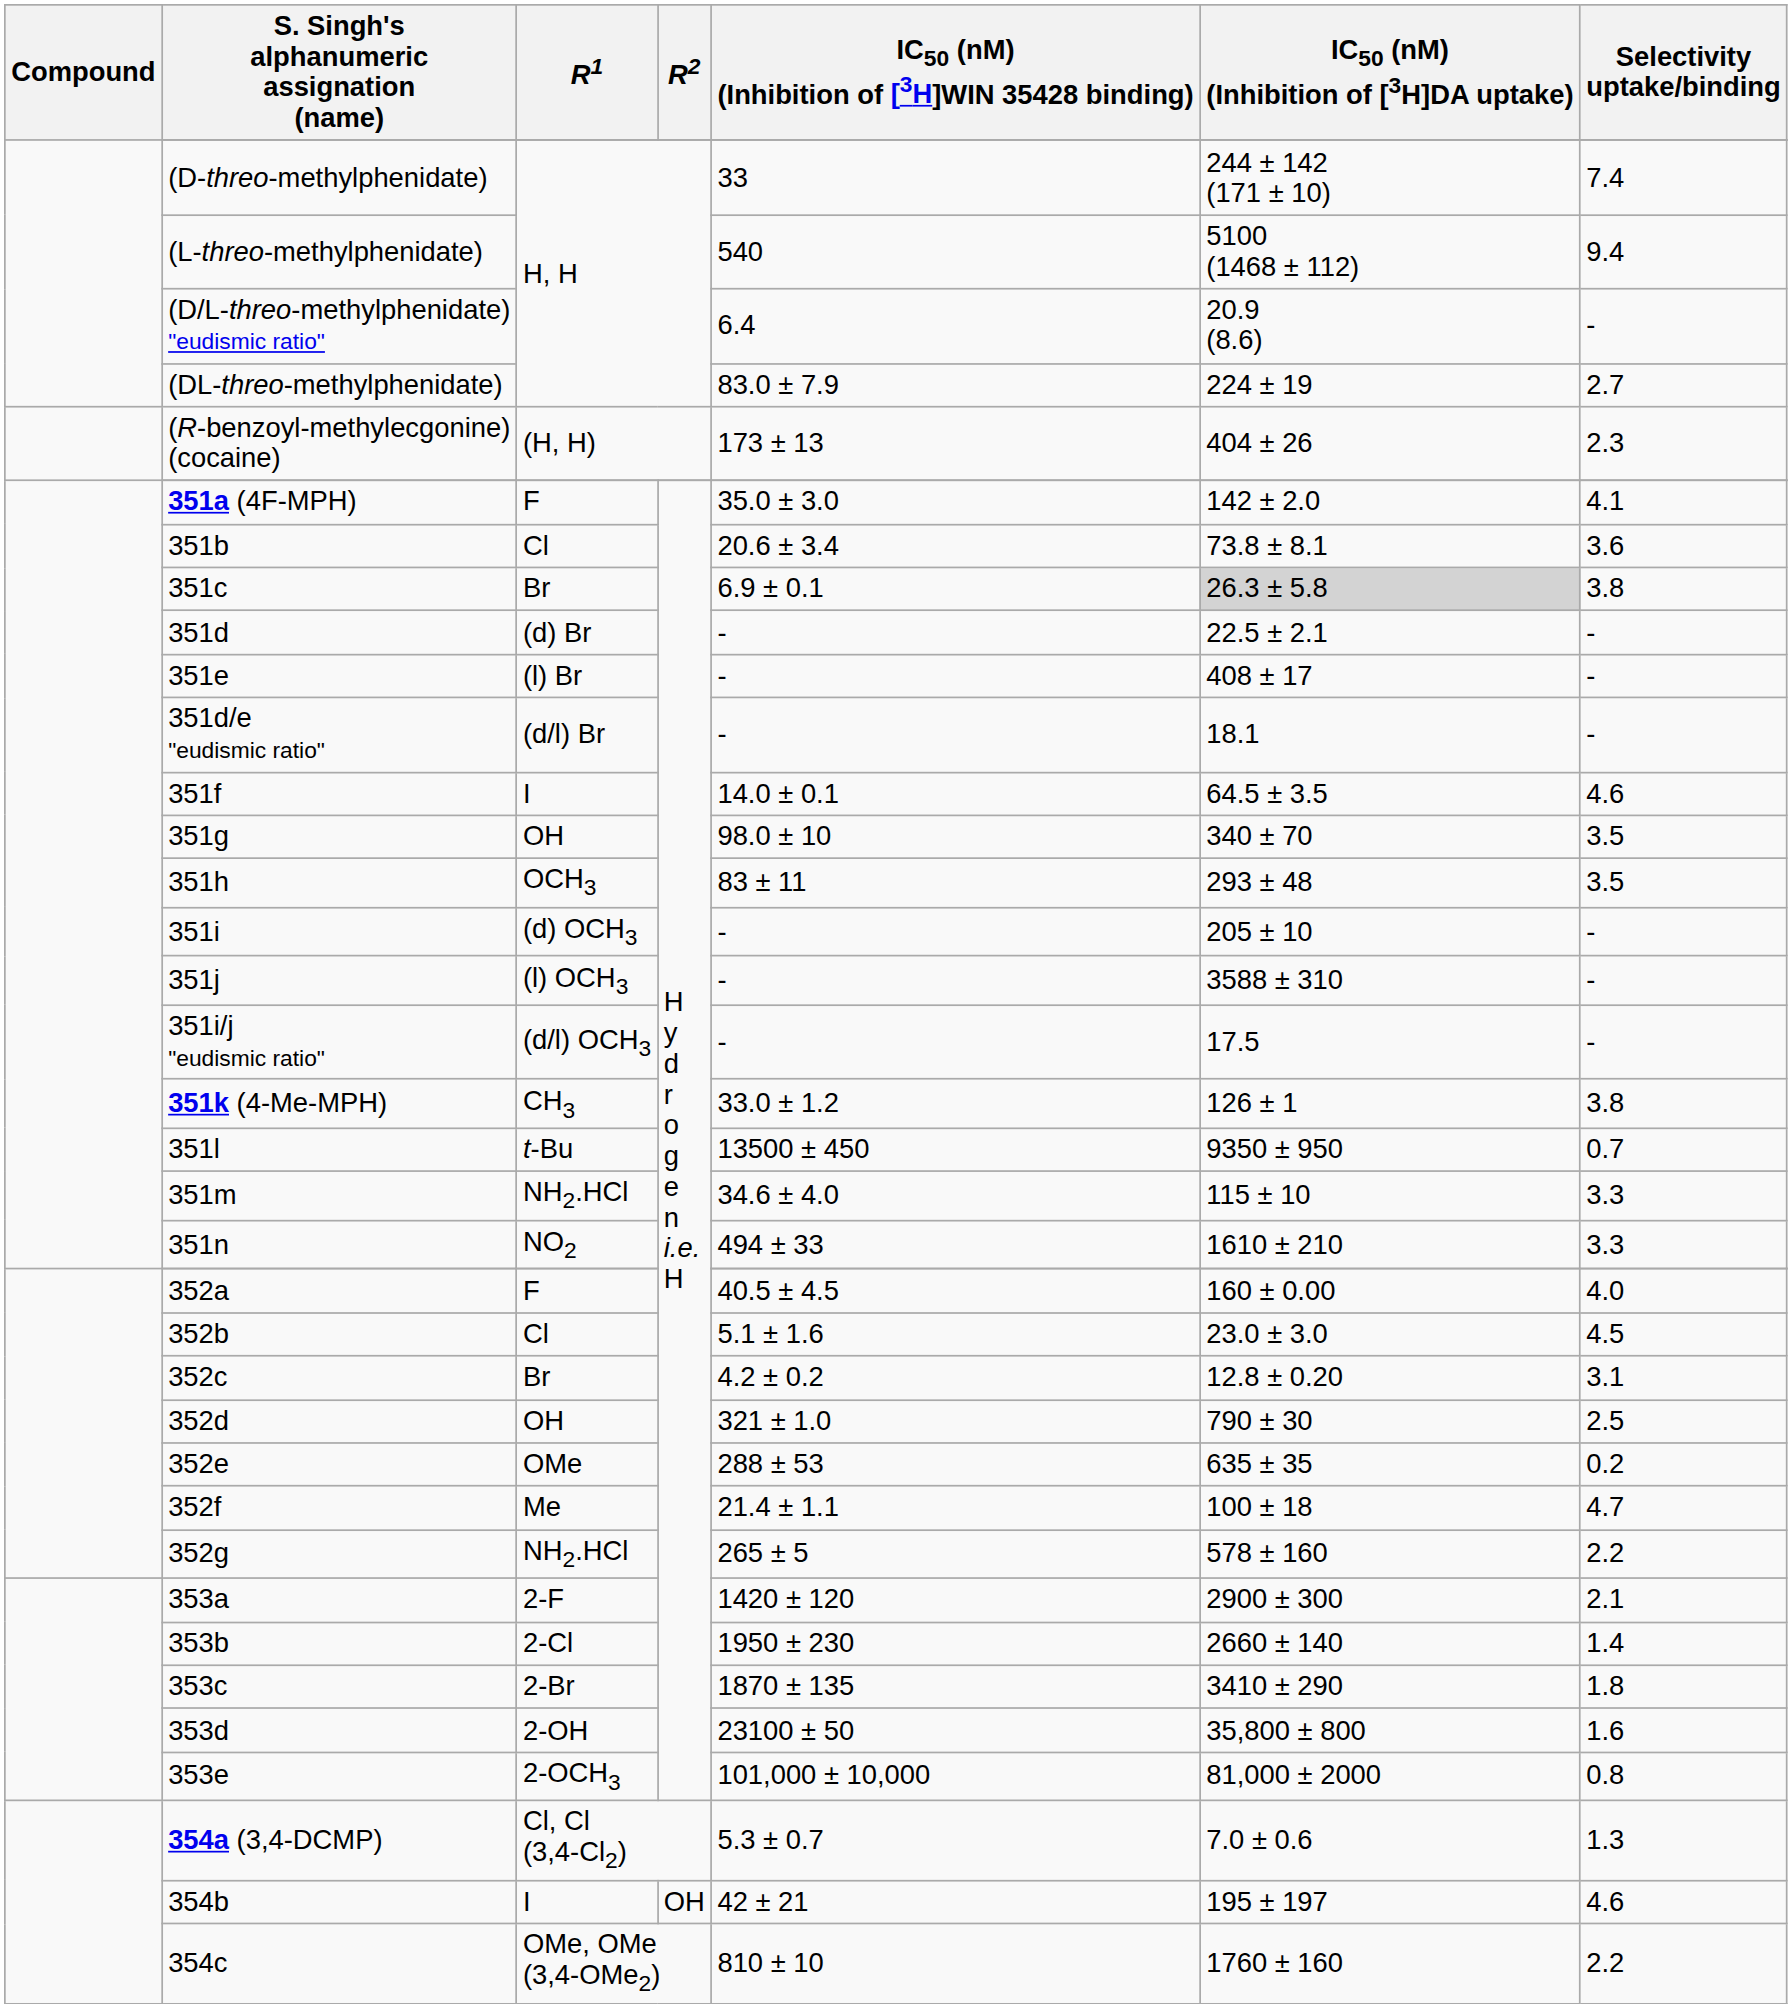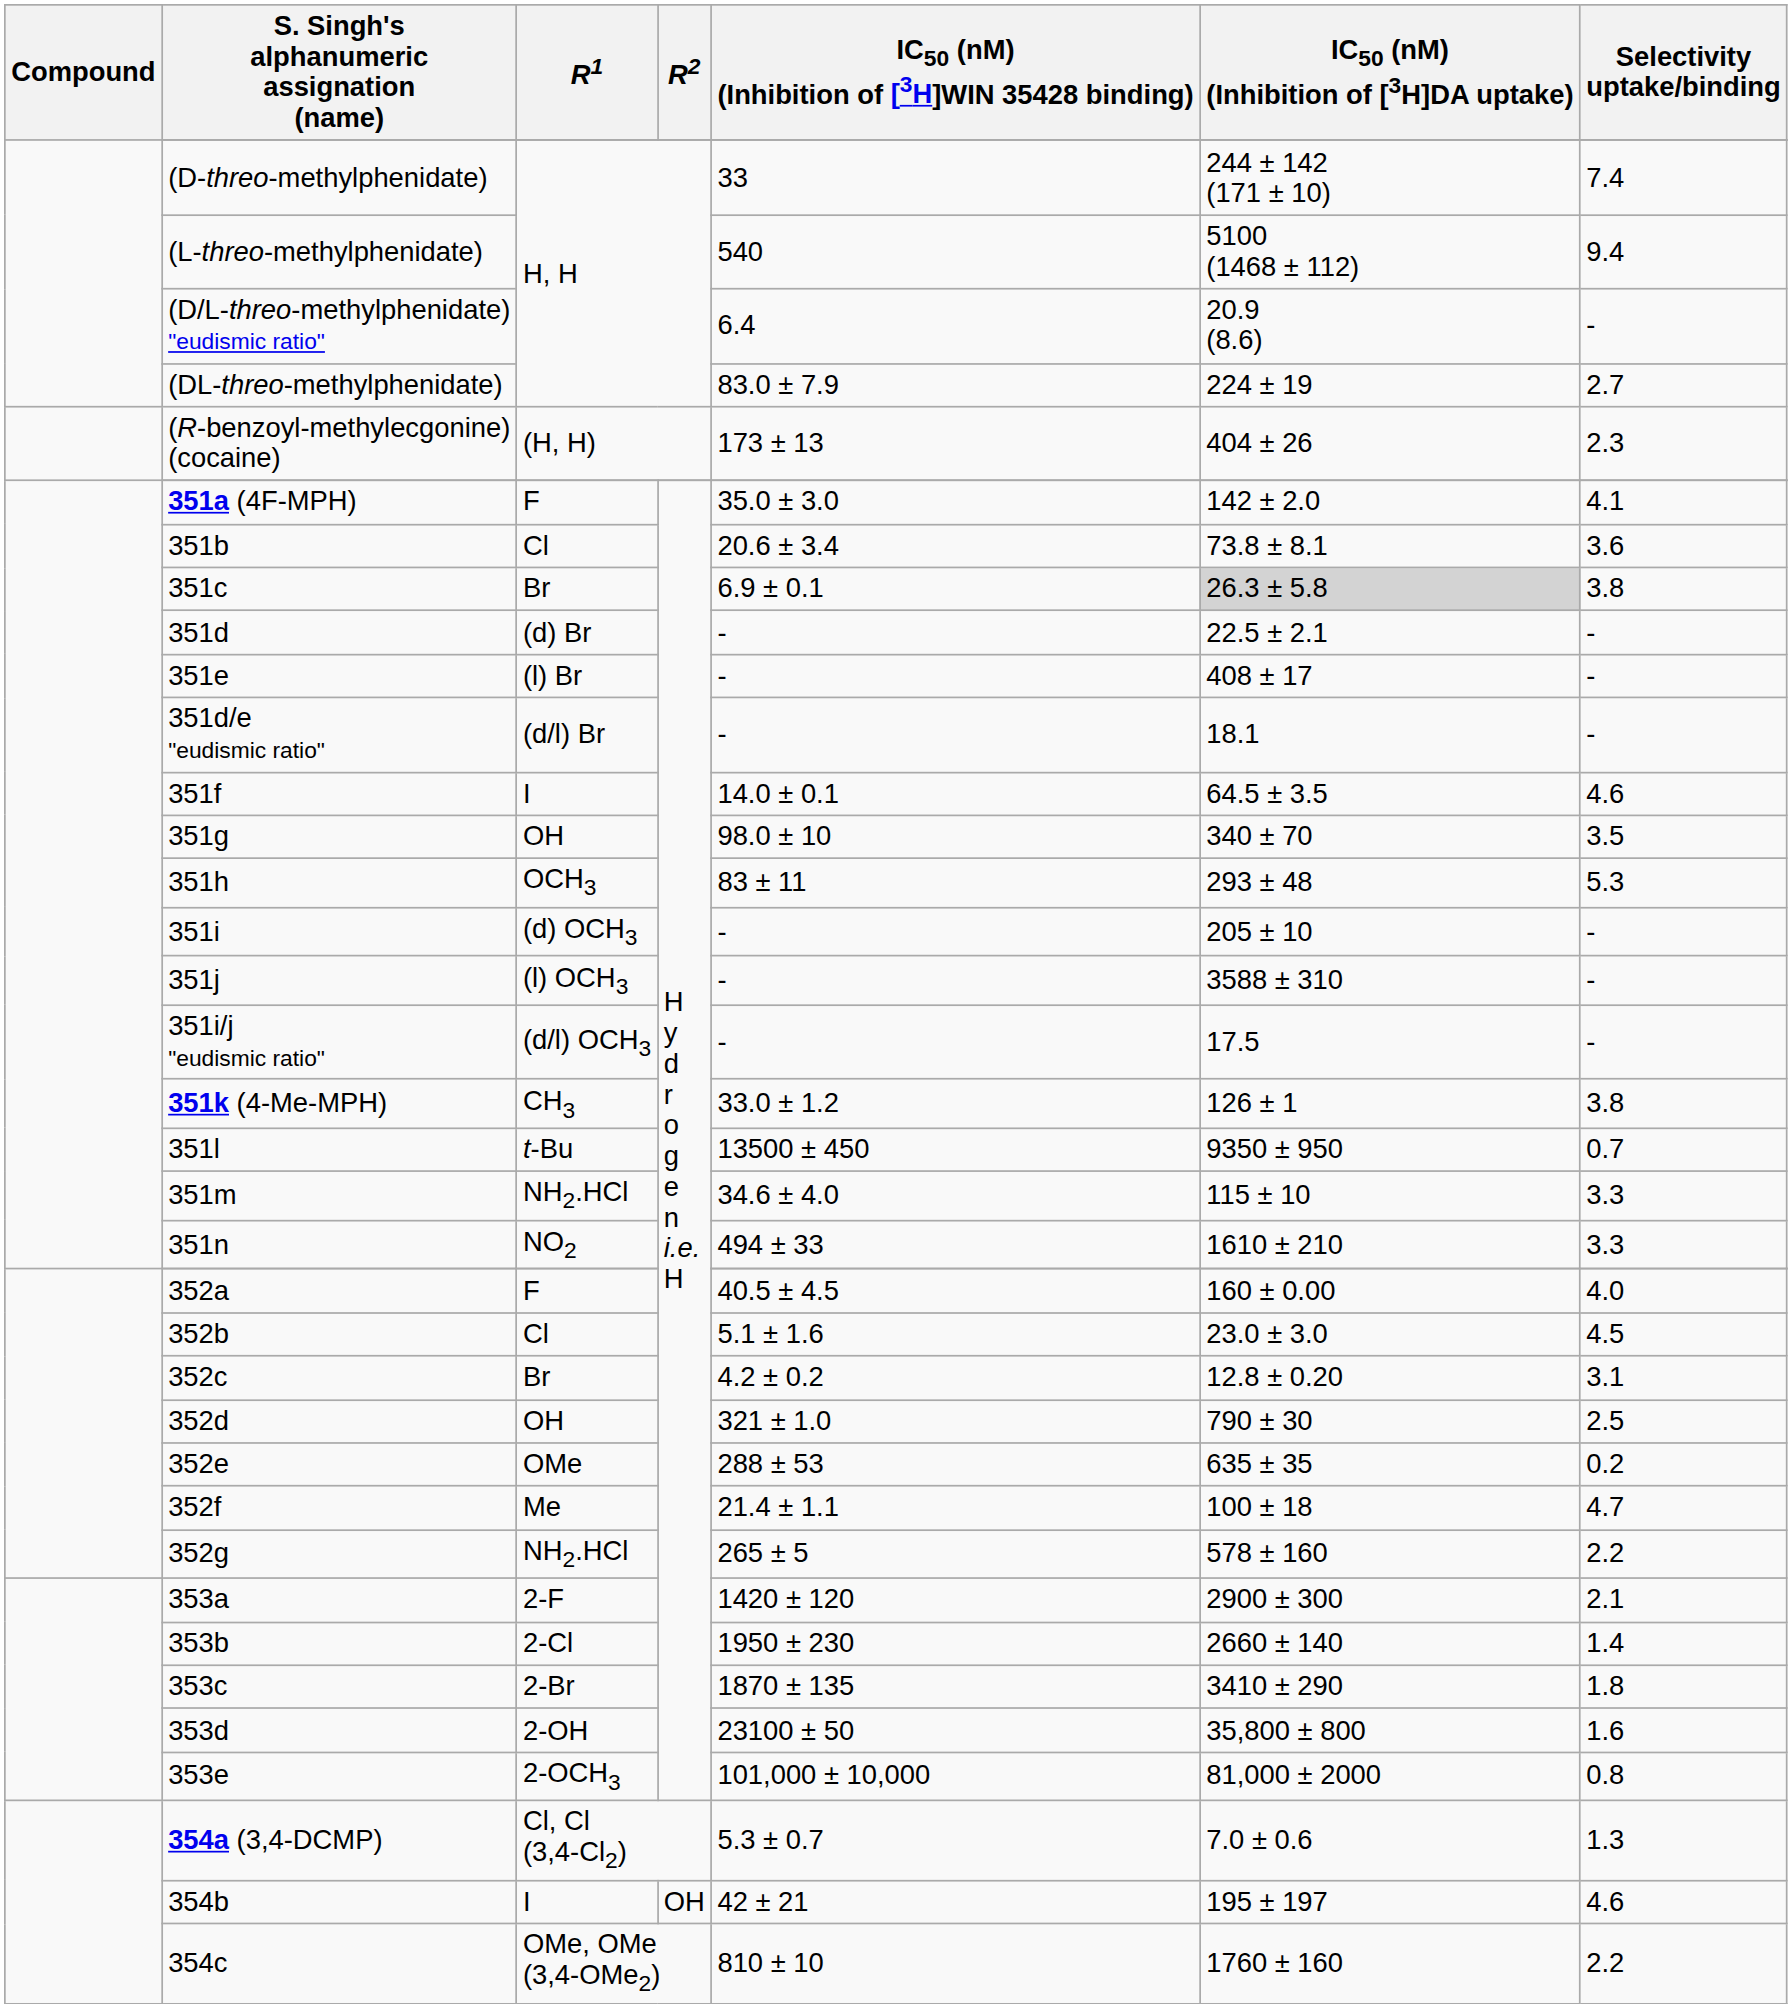(1605, 882) 3.5 -> (1605, 882) 5.3
